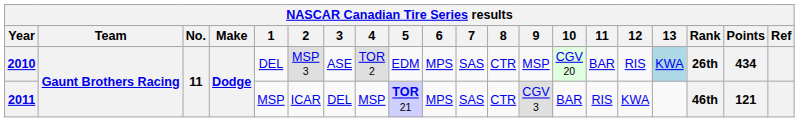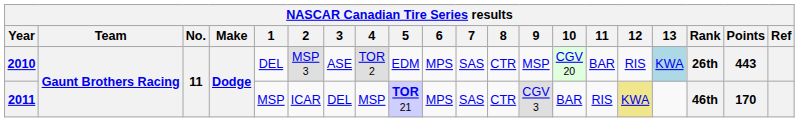(746, 64) 434 -> (746, 64) 443
(635, 99) no background -> (635, 99) khaki background
(746, 99) 121 -> (746, 99) 170
